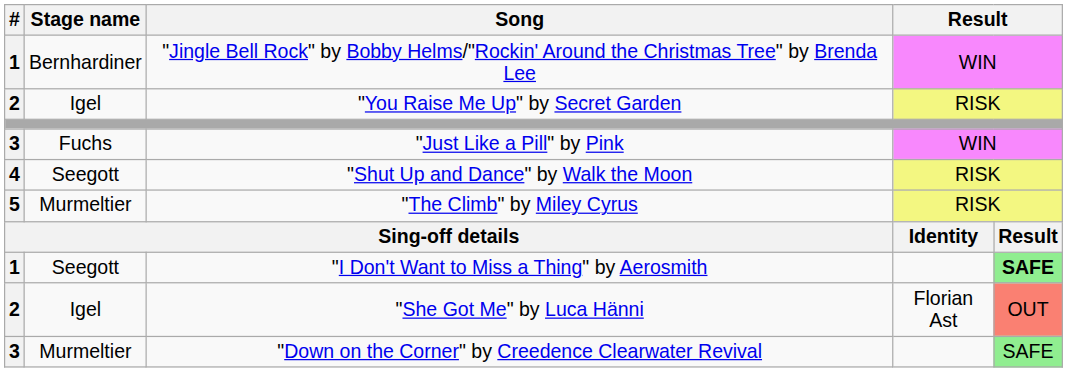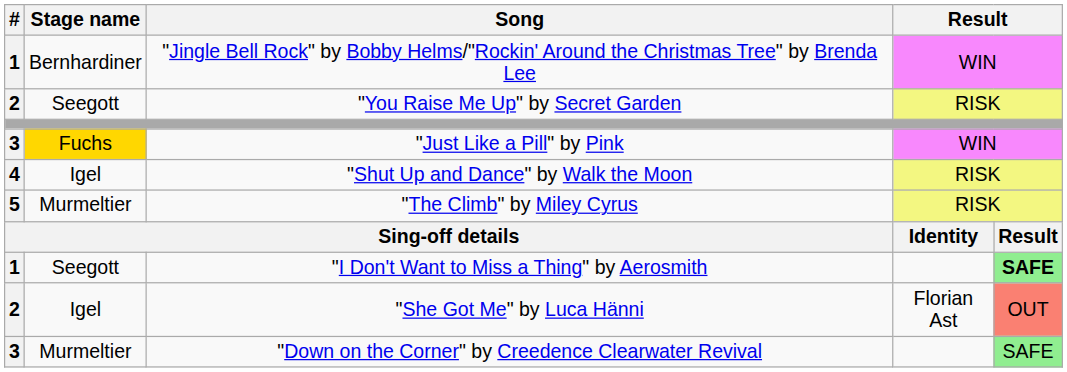(85, 103) Igel -> (85, 103) Seegott
(85, 143) no background -> (85, 143) gold background
(85, 174) Seegott -> (85, 174) Igel
